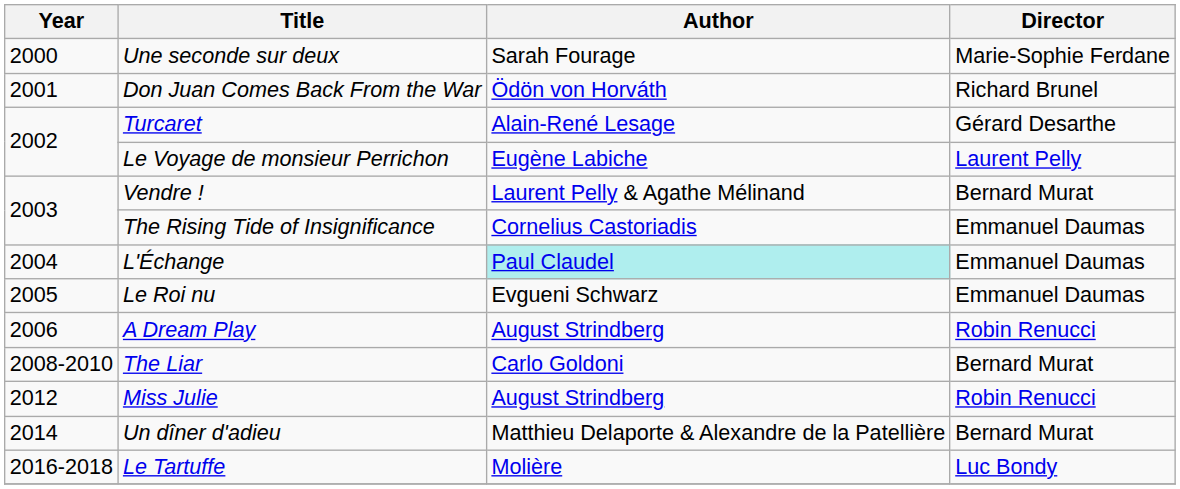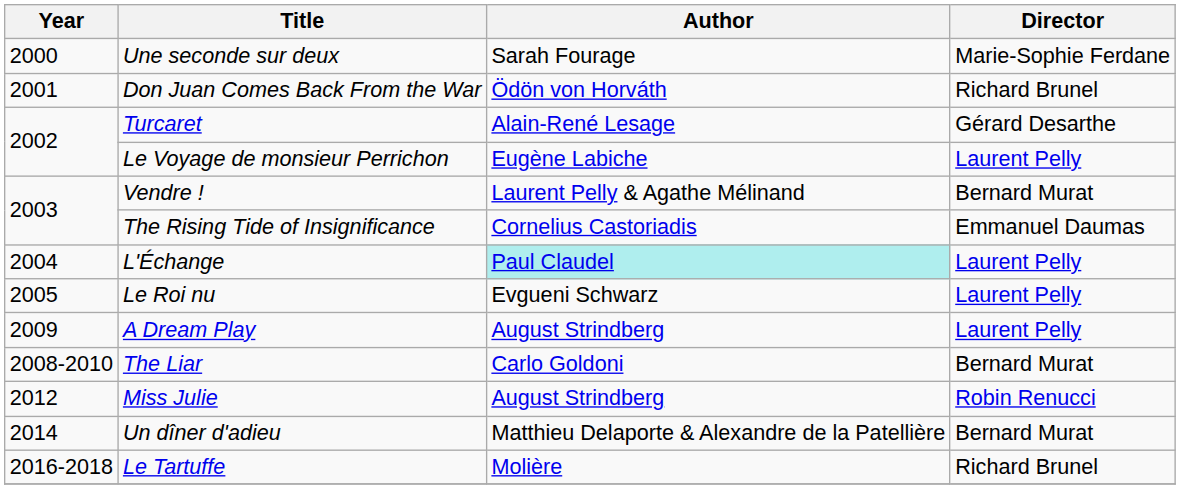(1050, 261) Emmanuel Daumas -> (1018, 261) Laurent Pelly
(1050, 295) Emmanuel Daumas -> (1018, 295) Laurent Pelly
(34, 329) 2006 -> (34, 329) 2009
(1025, 329) Robin Renucci -> (1018, 329) Laurent Pelly
(1006, 466) Luc Bondy -> (1027, 466) Richard Brunel
